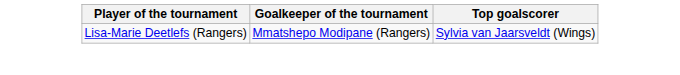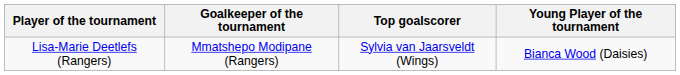+ column: (586, 20)
